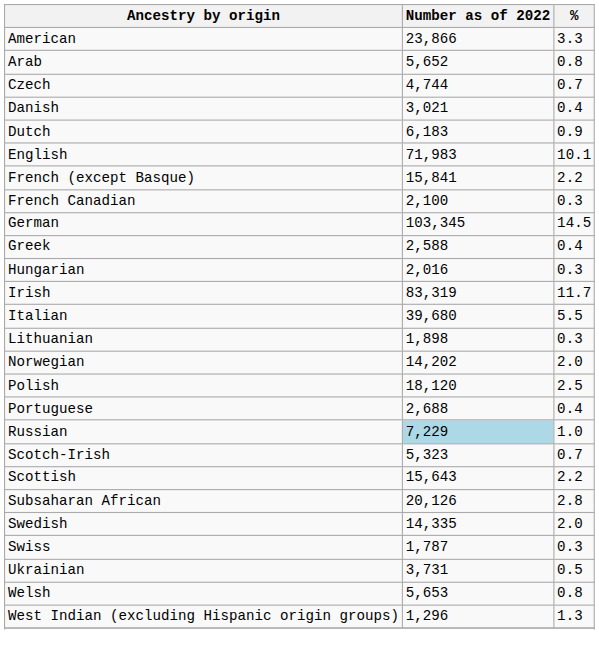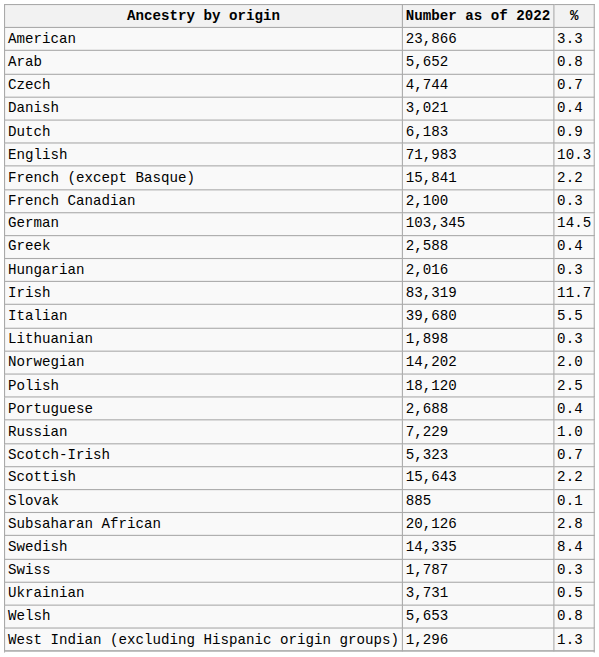(574, 155) 10.1 -> (574, 155) 10.3
(427, 432) lightblue background -> (427, 432) no background
+ row: (33, 501)
(570, 524) 2.0 -> (570, 547) 8.4
